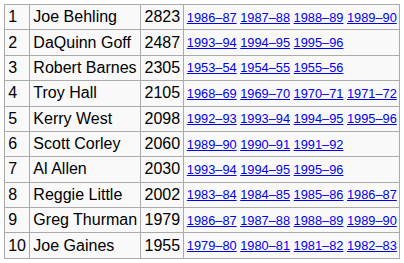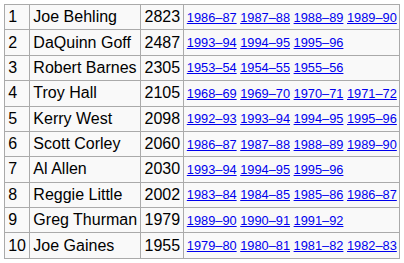(265, 144) 1989–90 1990–91 1991–92 -> (292, 144) 1986–87 1987–88 1988–89 1989–90
(292, 220) 1986–87 1987–88 1988–89 1989–90 -> (265, 220) 1989–90 1990–91 1991–92
